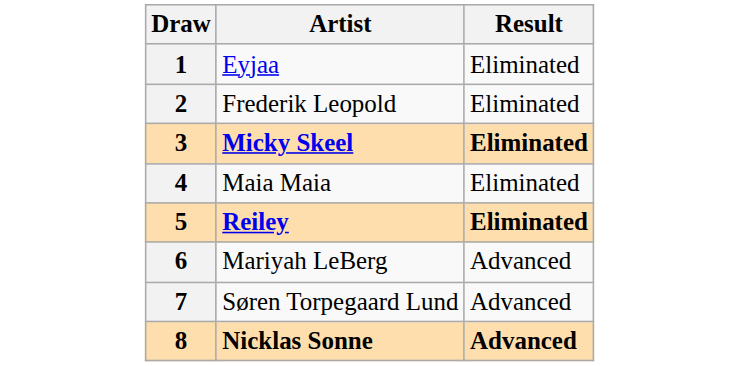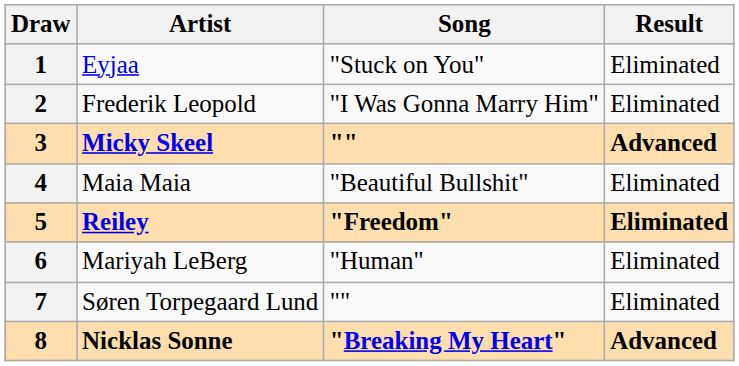+ column: (464, 24)
(529, 143) Eliminated -> (664, 143) Advanced
(521, 261) Advanced -> (665, 261) Eliminated
(521, 301) Advanced -> (665, 301) Eliminated
